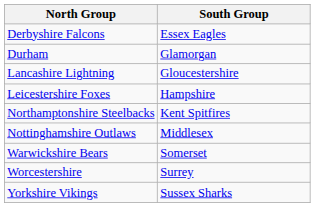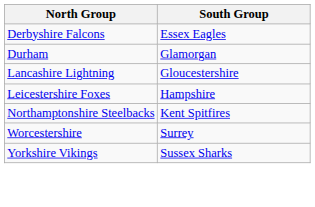- row: (72, 133)
- row: (58, 152)
